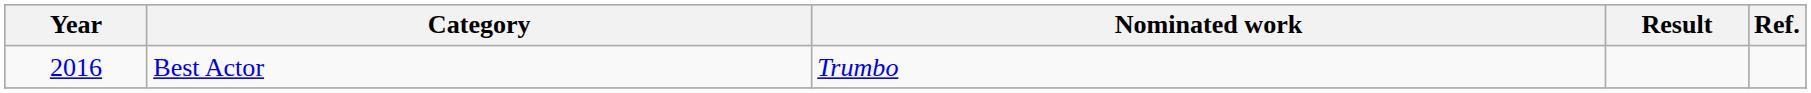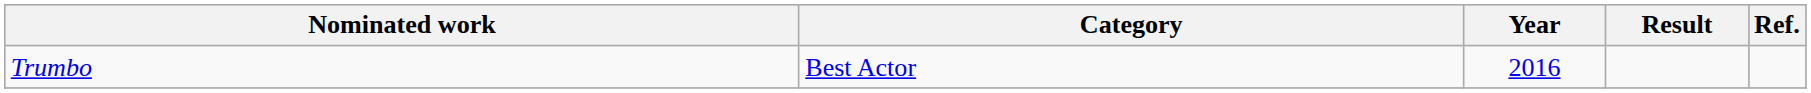columns swapped: (76, 25) <-> (1208, 25)
